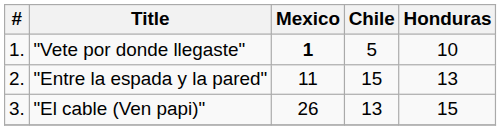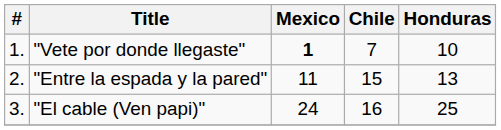(372, 49) 5 -> (372, 49) 7
(308, 109) 26 -> (308, 109) 24
(372, 109) 13 -> (372, 109) 16
(448, 109) 15 -> (448, 109) 25
